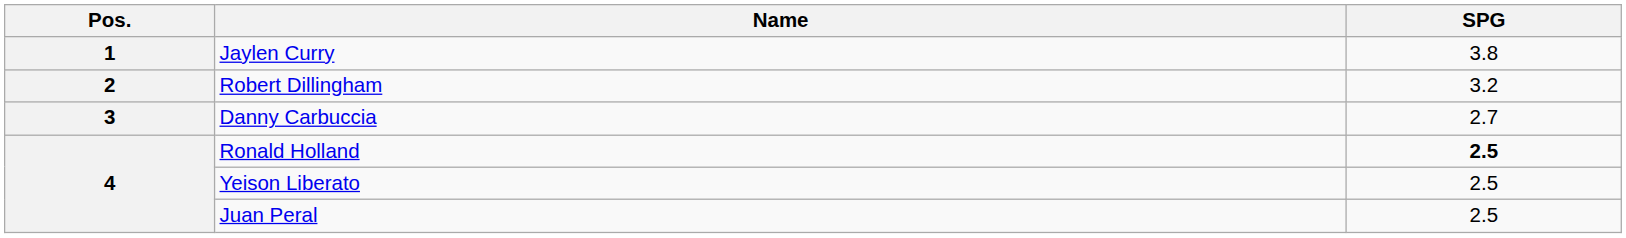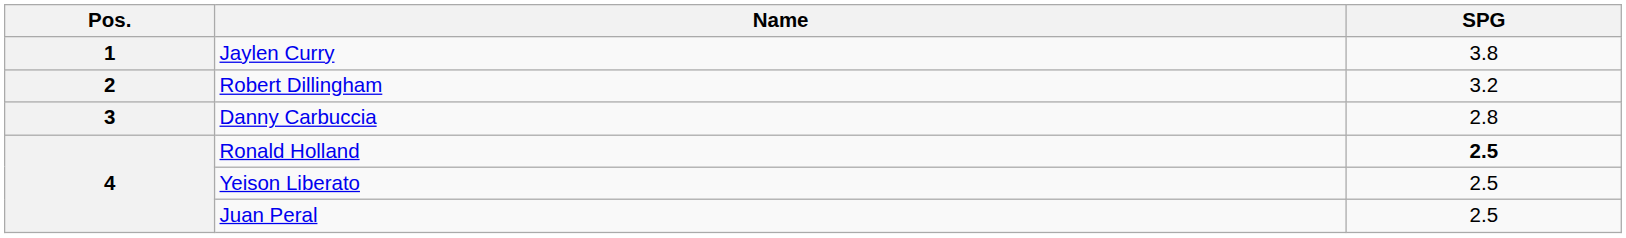(1484, 118) 2.7 -> (1484, 118) 2.8
